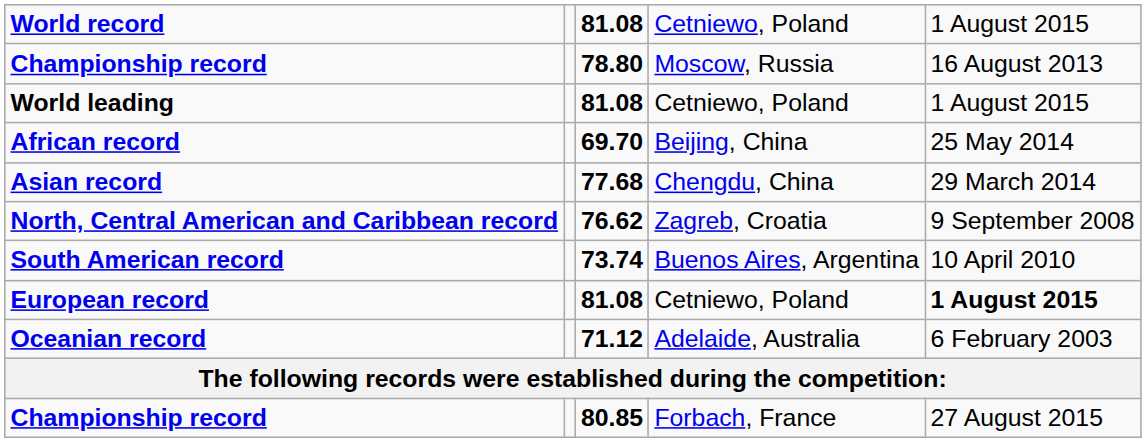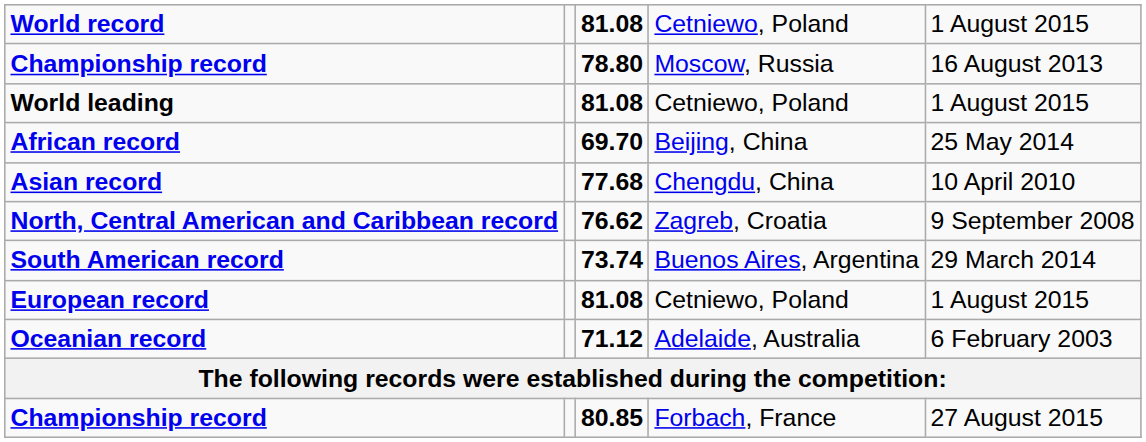(1013, 181) 29 March 2014 -> (1003, 181) 10 April 2010
(1003, 260) 10 April 2010 -> (1013, 260) 29 March 2014
(1014, 299) bold -> (1010, 299) normal
